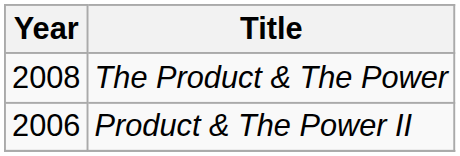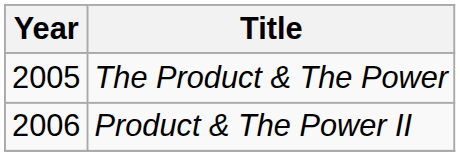(46, 77) 2008 -> (46, 77) 2005
